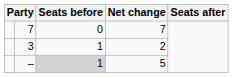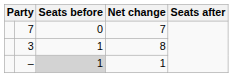(163, 47) 2 -> (163, 47) 8
(163, 64) 5 -> (163, 64) 1
